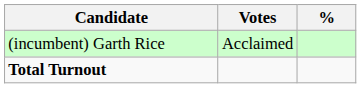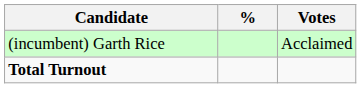columns swapped: (258, 17) <-> (327, 17)
